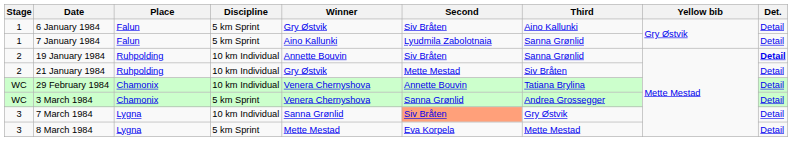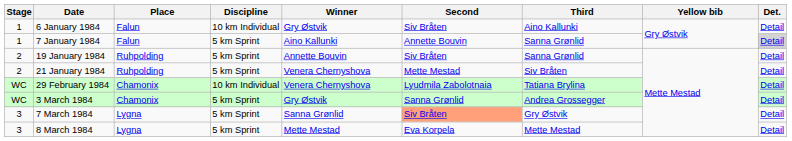(236, 27) 5 km Sprint -> (246, 27) 10 km Individual
(448, 41) Lyudmila Zabolotnaia -> (435, 41) Annette Bouvin
(772, 41) no background -> (772, 41) lightgrey background
(246, 56) 10 km Individual -> (236, 56) 5 km Sprint
(773, 56) bold -> (772, 56) normal
(246, 71) 10 km Individual -> (236, 71) 5 km Sprint
(305, 71) Gry Østvik -> (327, 71) Venera Chernyshova
(435, 85) Annette Bouvin -> (448, 85) Lyudmila Zabolotnaia
(327, 100) Venera Chernyshova -> (305, 100) Gry Østvik
(246, 115) 10 km Individual -> (236, 115) 5 km Sprint
